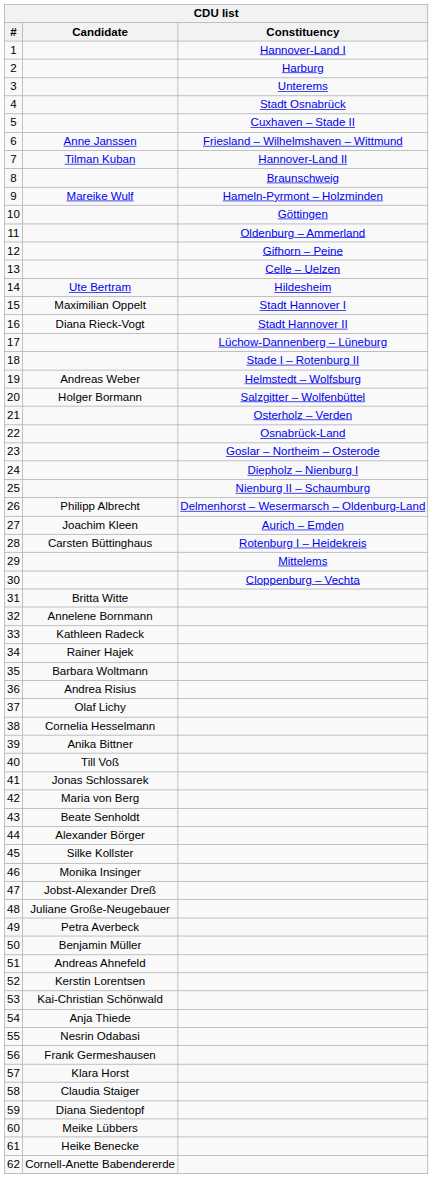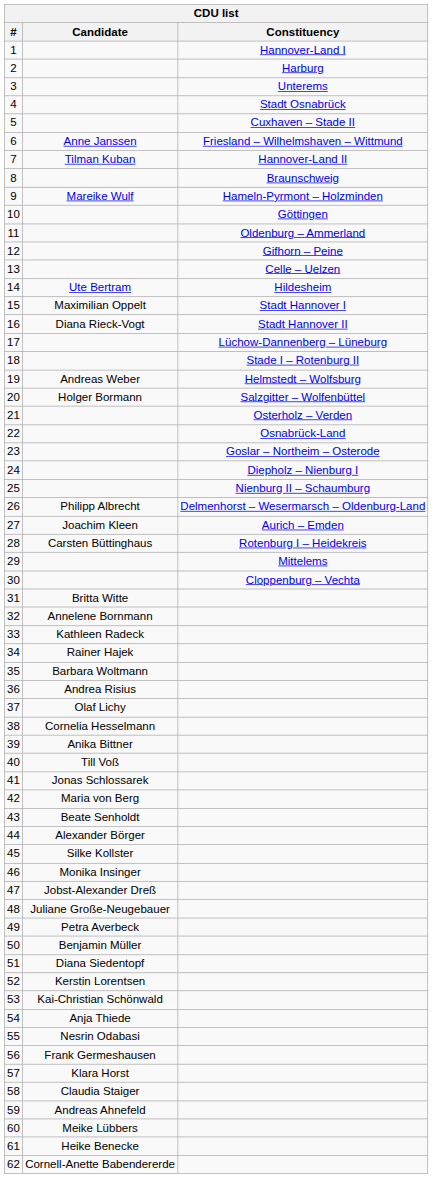(100, 963) Andreas Ahnefeld -> (100, 963) Diana Siedentopf
(100, 1109) Diana Siedentopf -> (100, 1109) Andreas Ahnefeld
